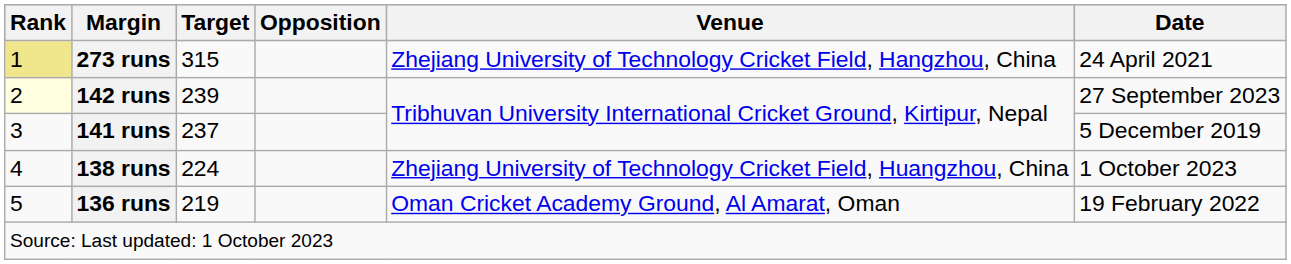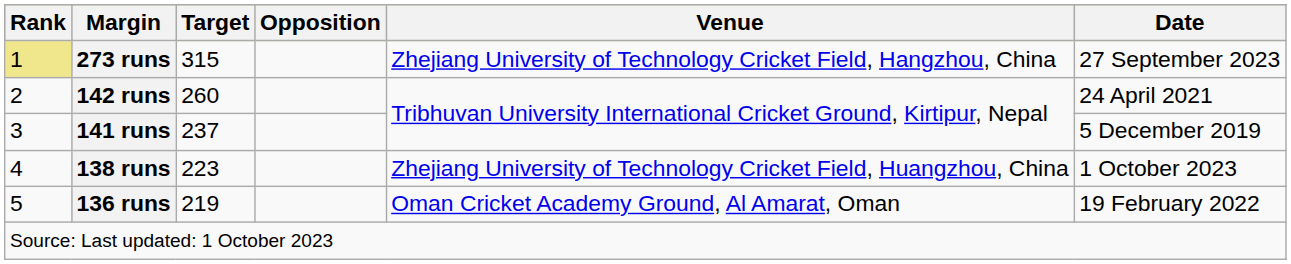(1146, 58) 24 April 2021 -> (1180, 58) 27 September 2023
(16, 95) lightyellow background -> (16, 95) no background
(200, 95) 239 -> (200, 95) 260
(1180, 95) 27 September 2023 -> (1146, 95) 24 April 2021
(200, 167) 224 -> (200, 167) 223
